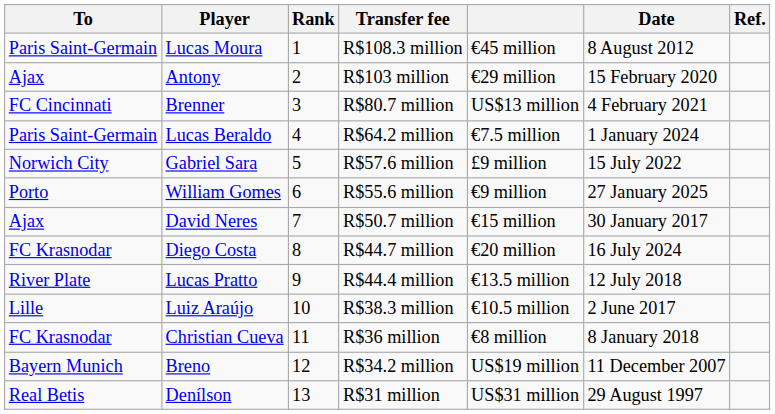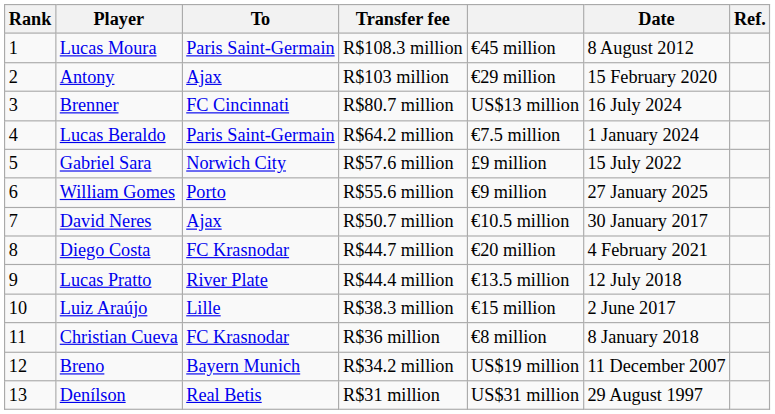columns swapped: (313, 18) <-> (83, 18)
(648, 105) 4 February 2021 -> (635, 105) 16 July 2024
(513, 221) €15 million -> (520, 221) €10.5 million
(635, 250) 16 July 2024 -> (648, 250) 4 February 2021
(520, 308) €10.5 million -> (513, 308) €15 million
